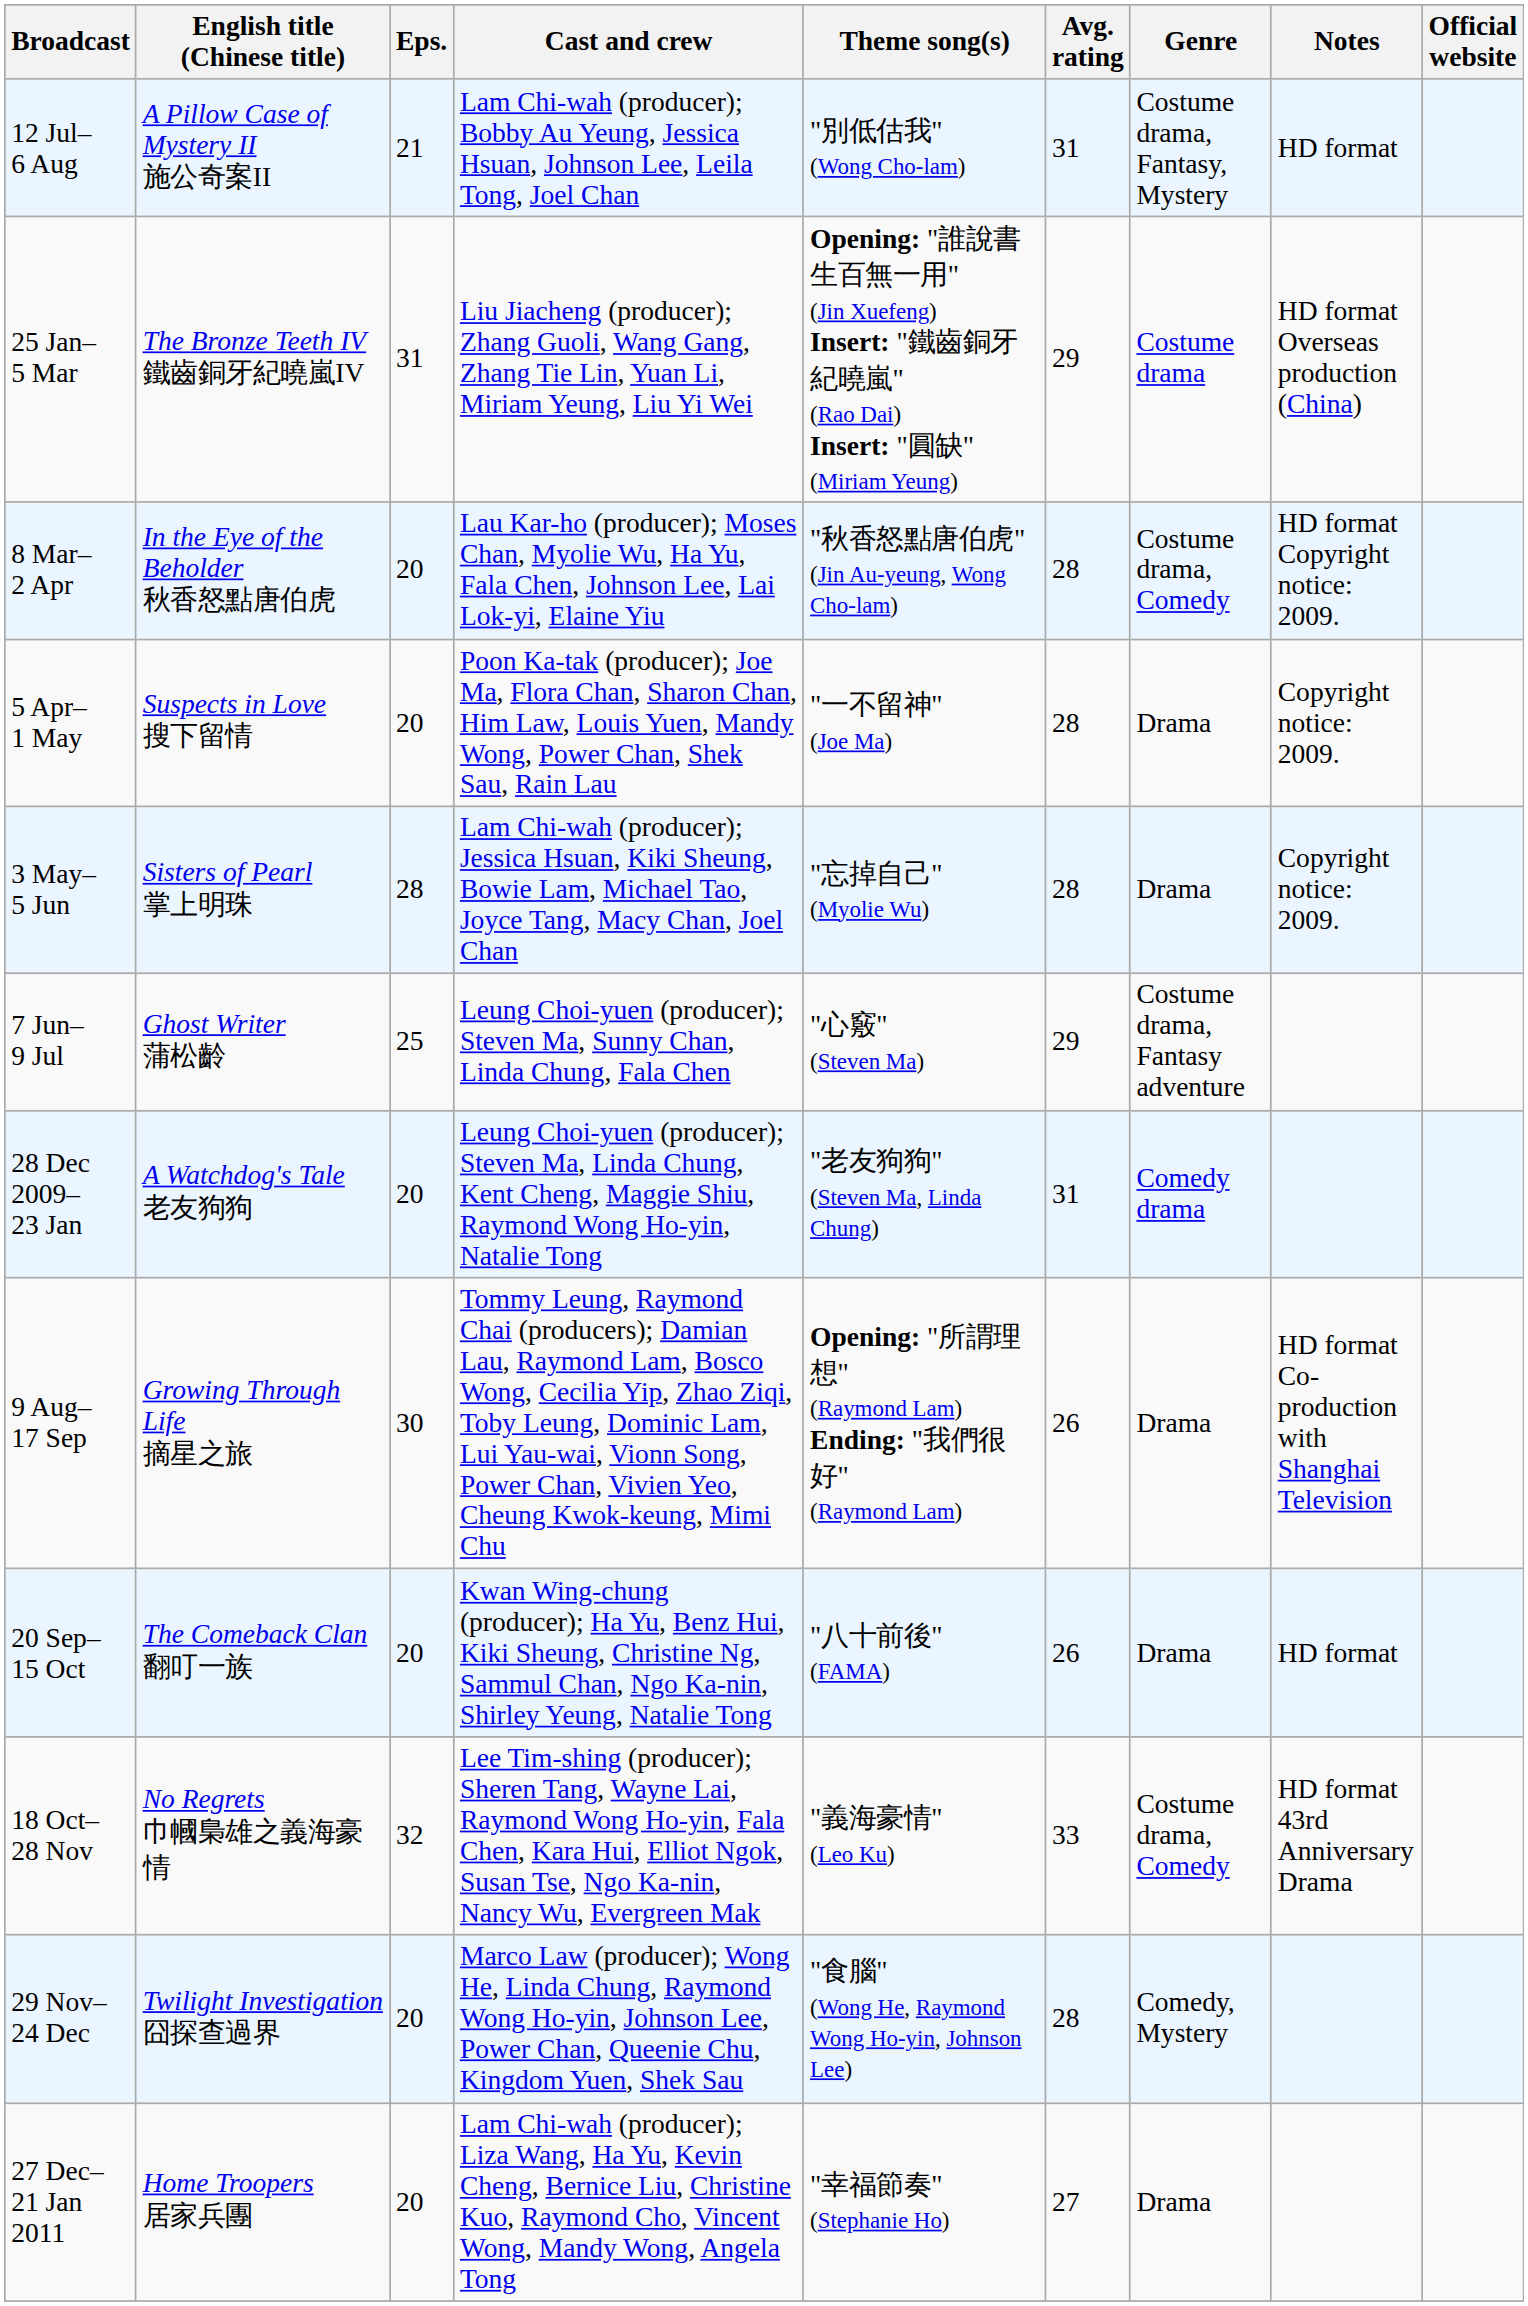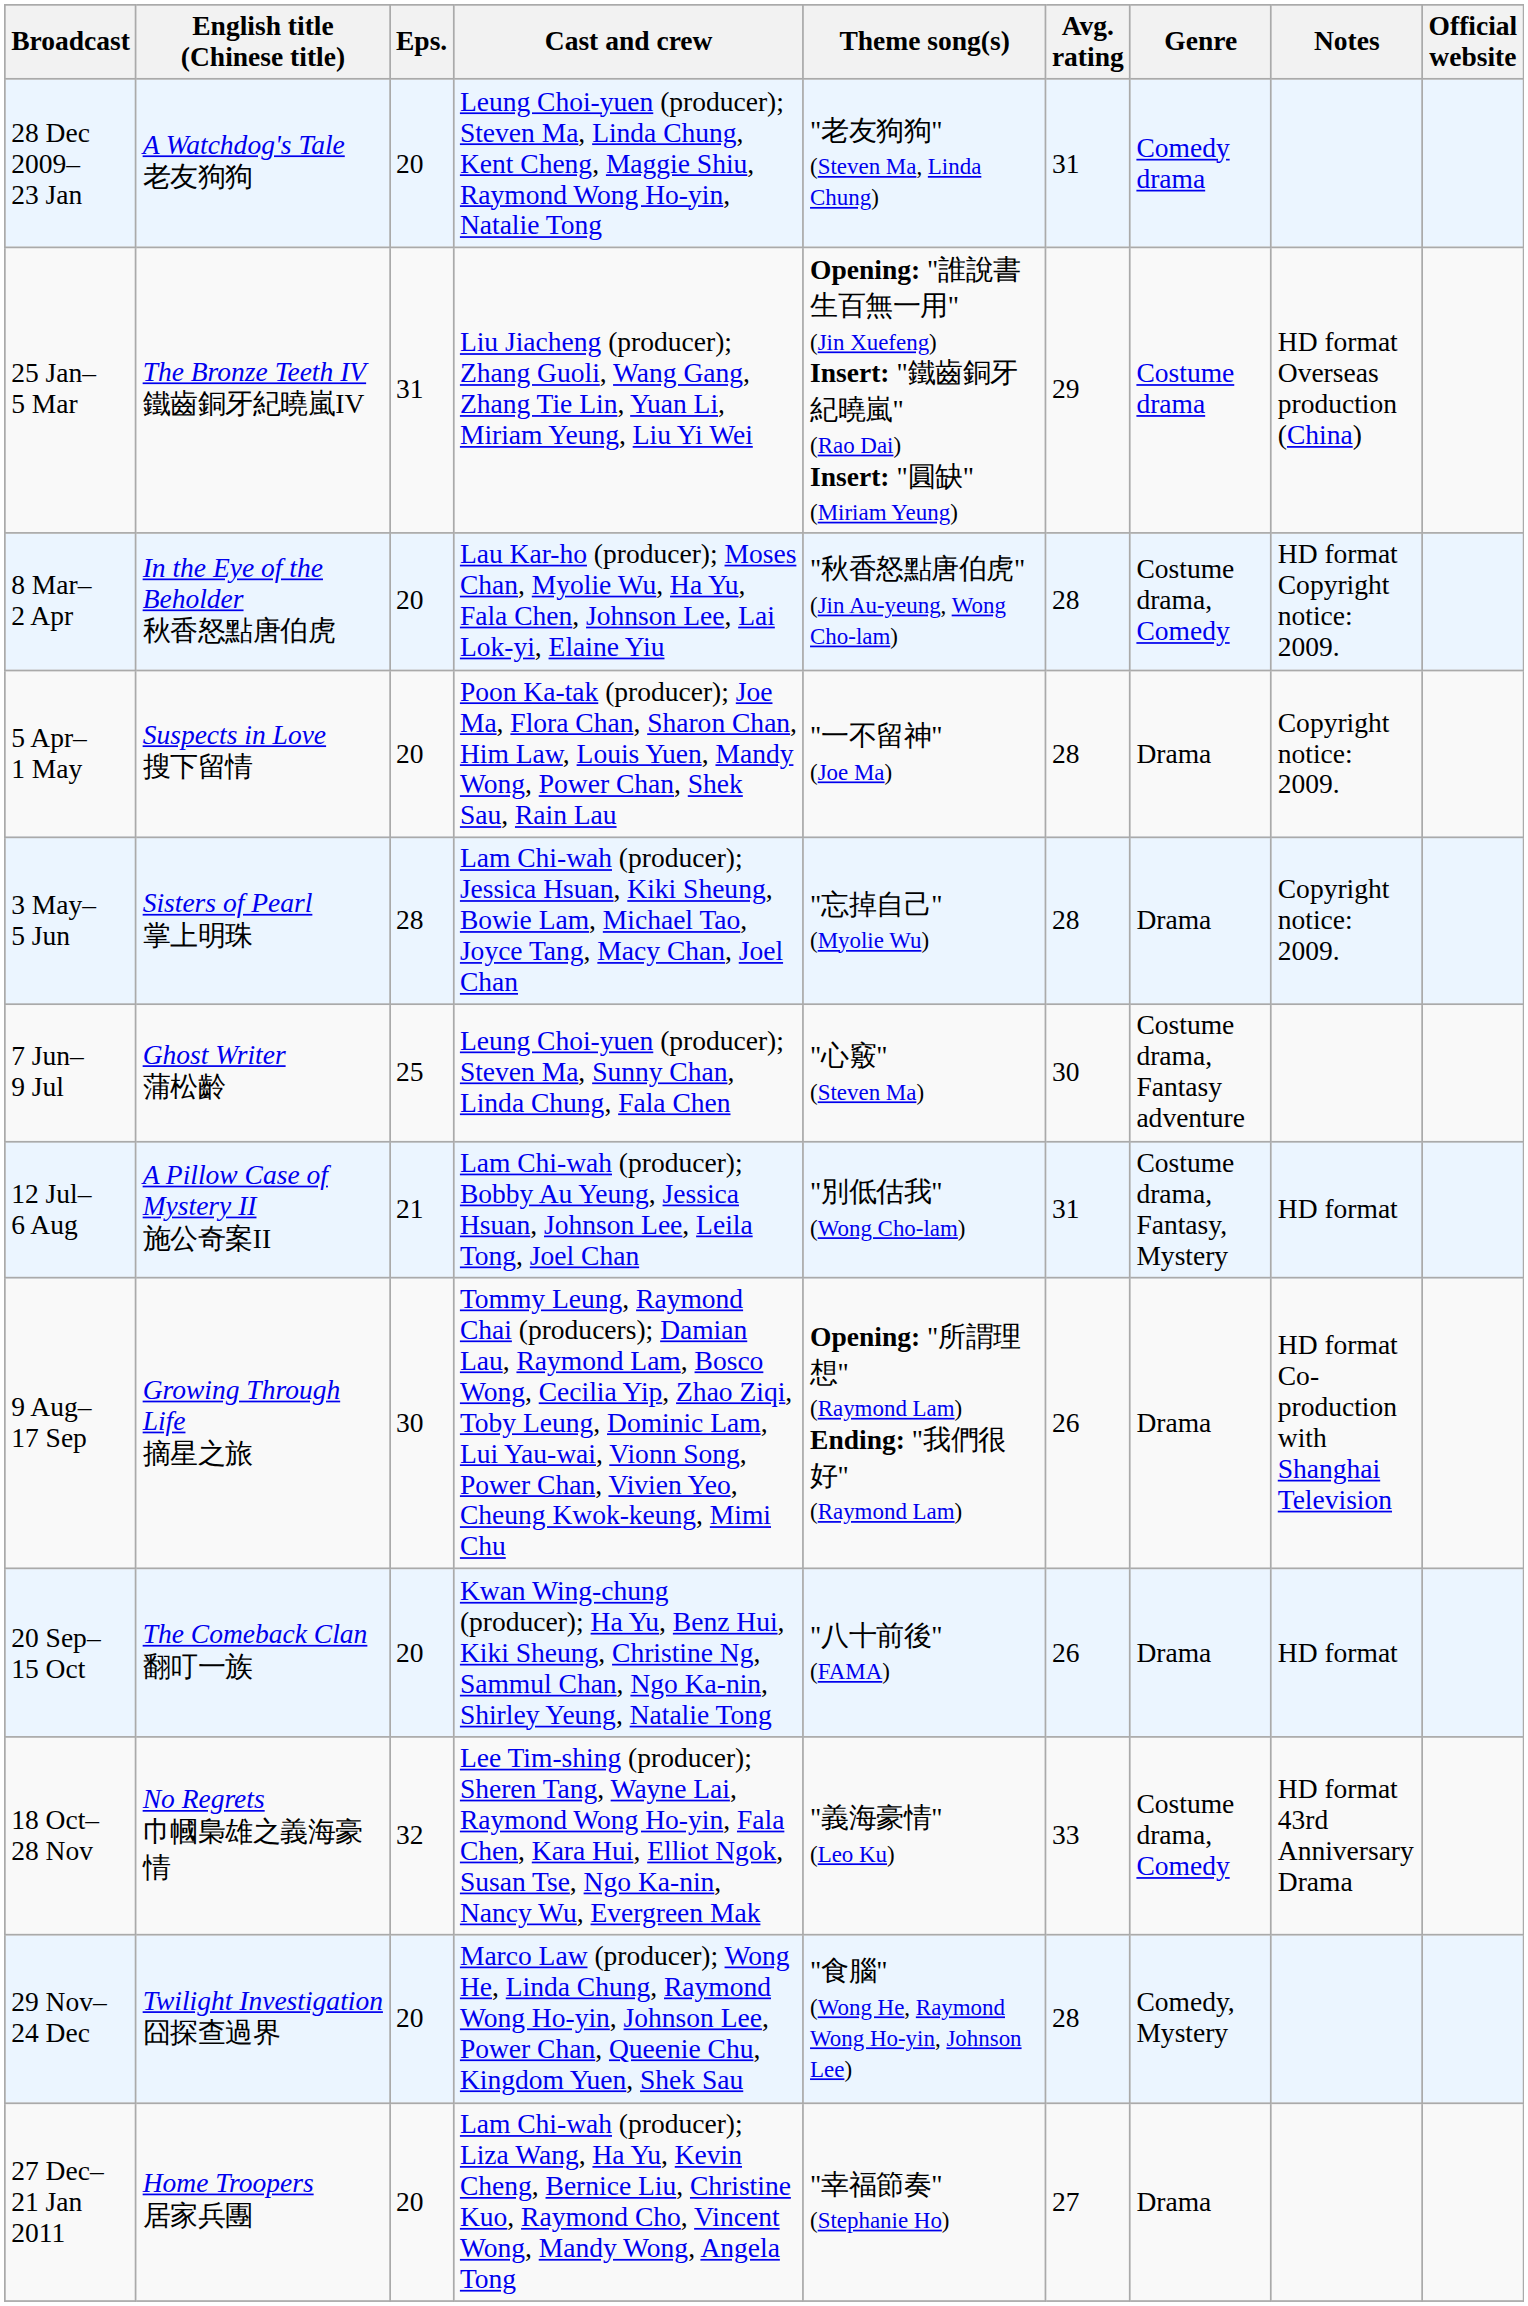rows swapped: (51, 1193) <-> (51, 147)
(1066, 1041) 29 -> (1066, 1072) 30
